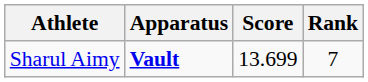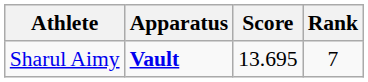(268, 58) 13.699 -> (268, 58) 13.695
